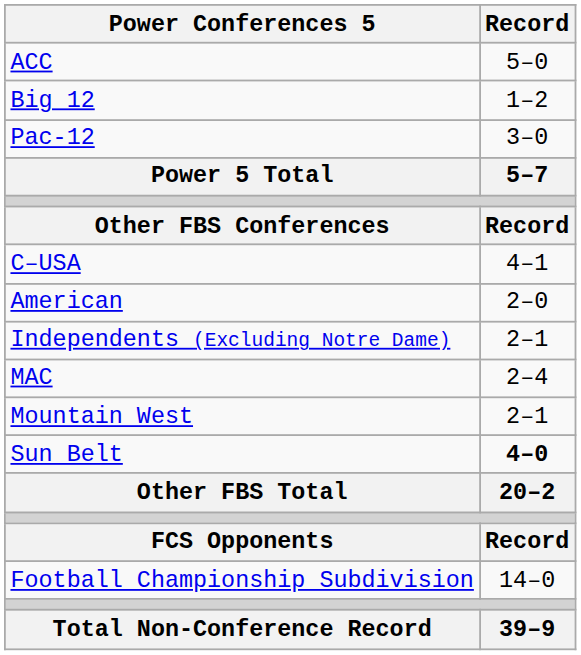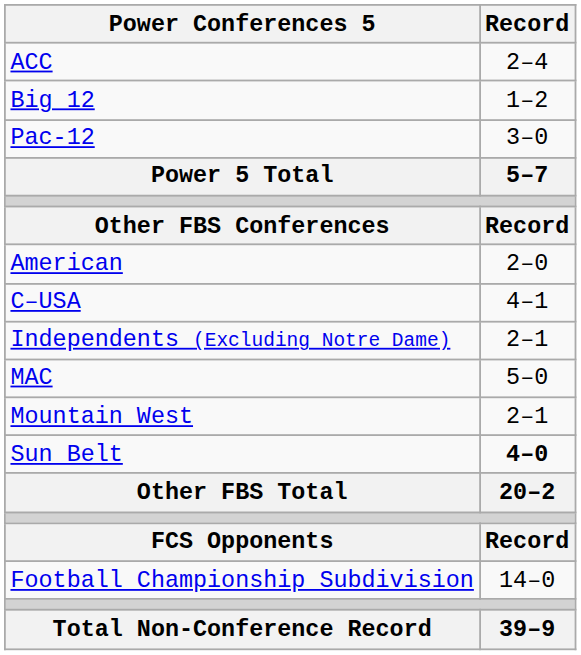(527, 62) 5–0 -> (527, 62) 2–4
rows swapped: (67, 302) <-> (46, 264)
(527, 378) 2–4 -> (527, 378) 5–0
